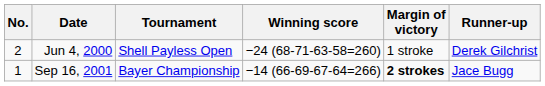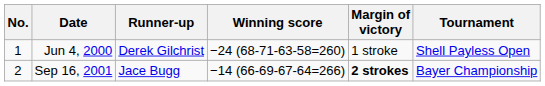columns swapped: (179, 22) <-> (495, 22)
(18, 50) 2 -> (18, 50) 1
(18, 71) 1 -> (18, 71) 2
